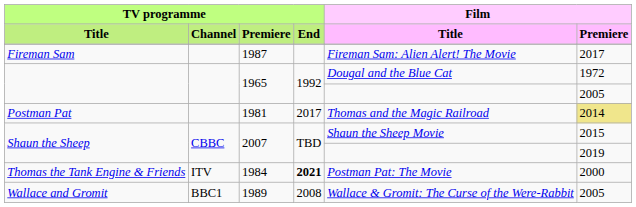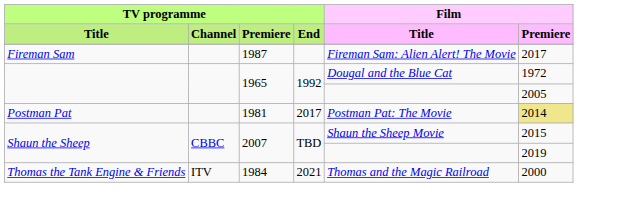(408, 113) Thomas and the Magic Railroad -> (389, 113) Postman Pat: The Movie
(309, 172) bold -> (309, 172) normal
(389, 172) Postman Pat: The Movie -> (408, 172) Thomas and the Magic Railroad
- row: (57, 192)
